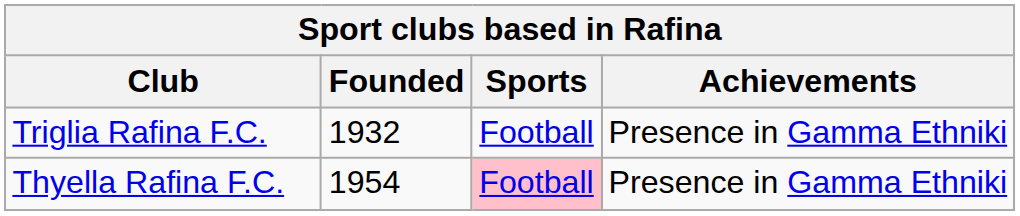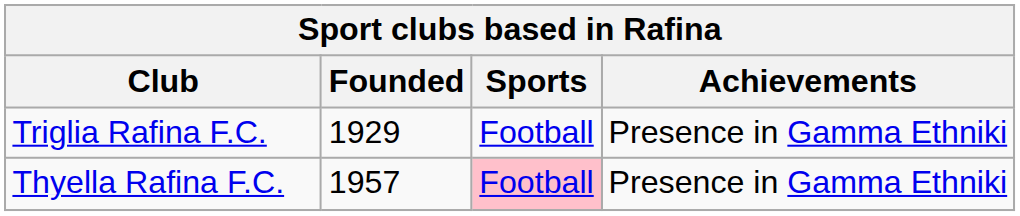(365, 132) 1932 -> (365, 132) 1929
(365, 183) 1954 -> (365, 183) 1957
